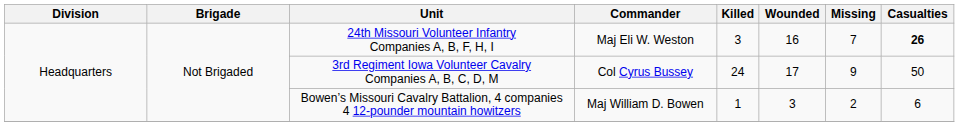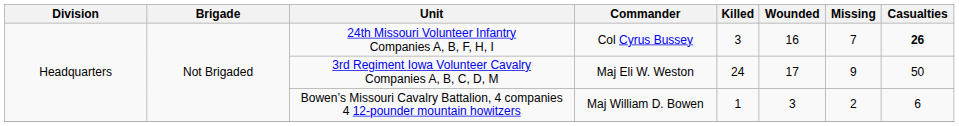(645, 39) Maj Eli W. Weston -> (645, 39) Col Cyrus Bussey
(645, 72) Col Cyrus Bussey -> (645, 72) Maj Eli W. Weston
